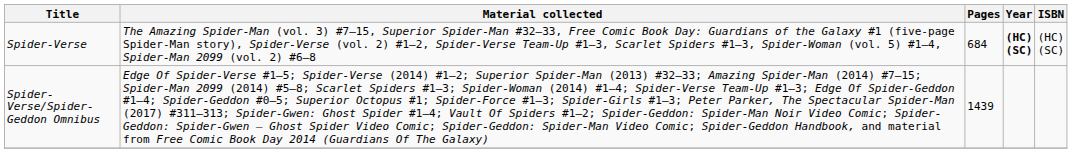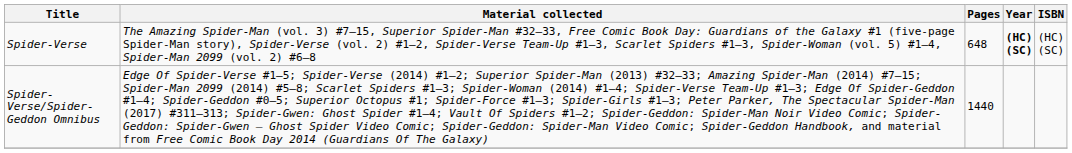(977, 44) 684 -> (977, 44) 648
(981, 107) 1439 -> (981, 107) 1440
